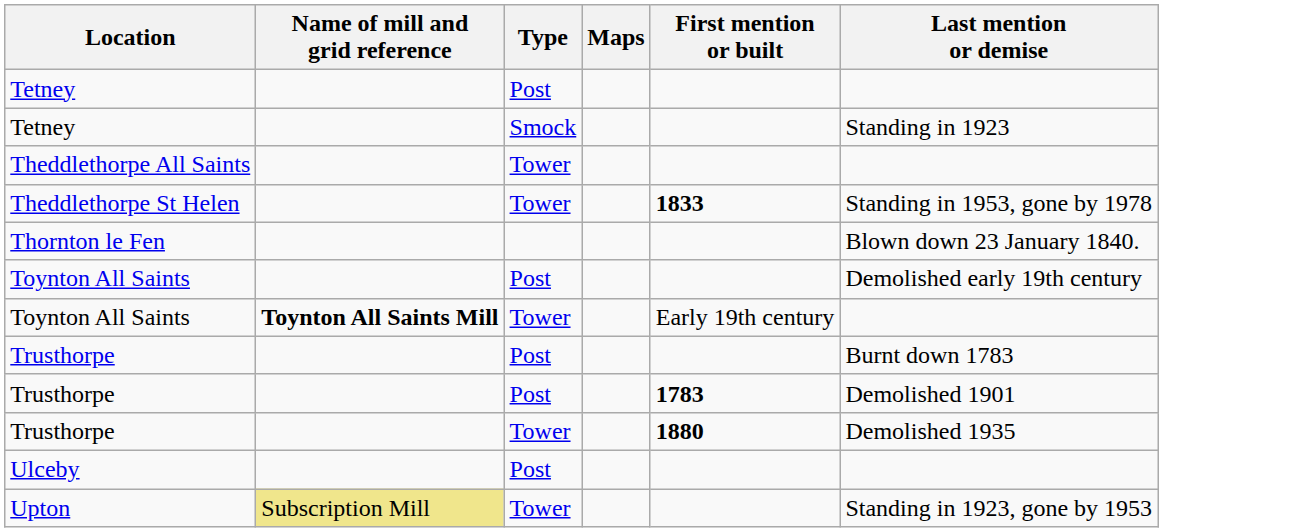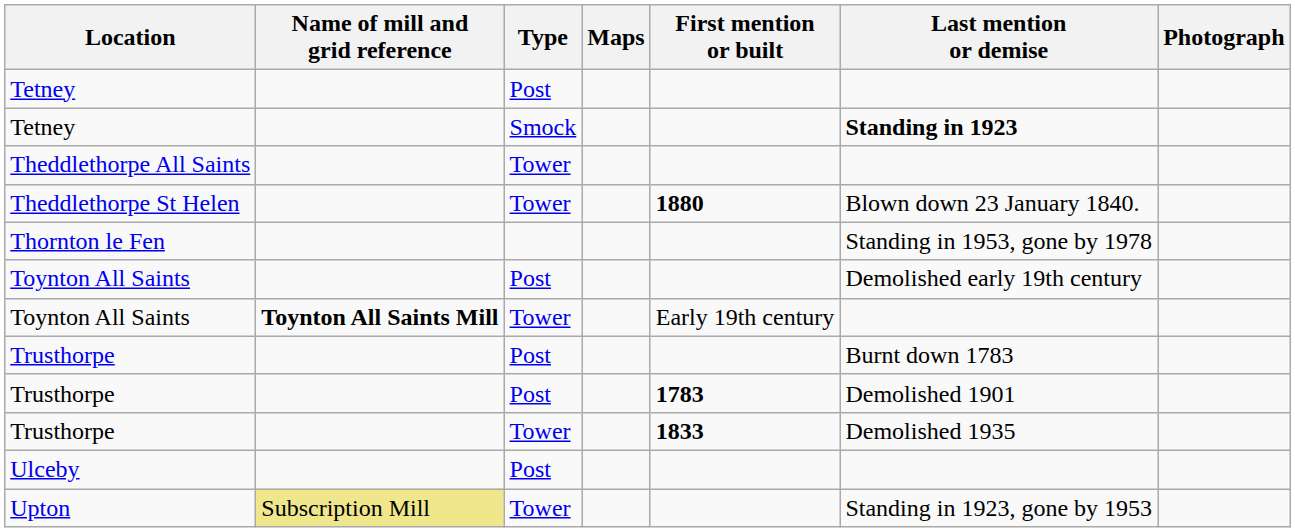+ column: (1224, 37)
(927, 126) normal -> (931, 126) bold
(680, 202) 1833 -> (680, 202) 1880
(999, 202) Standing in 1953, gone by 1978 -> (992, 202) Blown down 23 January 1840.
(992, 240) Blown down 23 January 1840. -> (999, 240) Standing in 1953, gone by 1978
(680, 431) 1880 -> (680, 431) 1833
